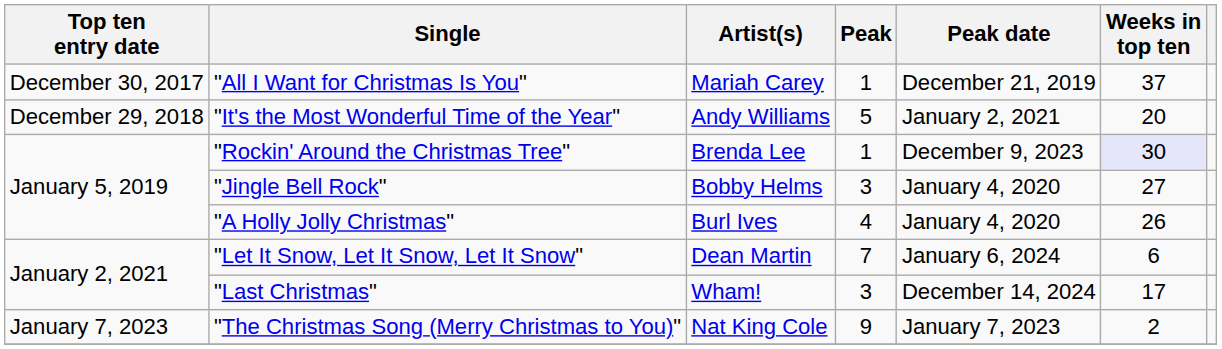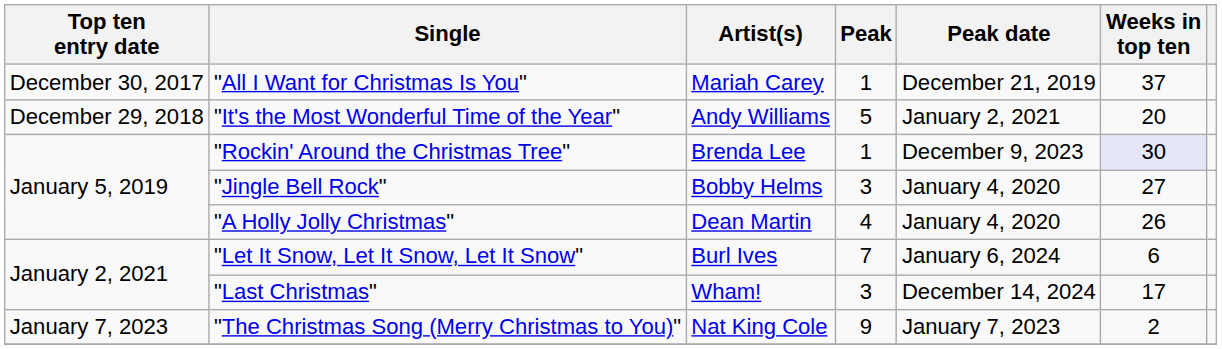(734, 221) Burl Ives -> (751, 221) Dean Martin
(751, 256) Dean Martin -> (734, 256) Burl Ives
